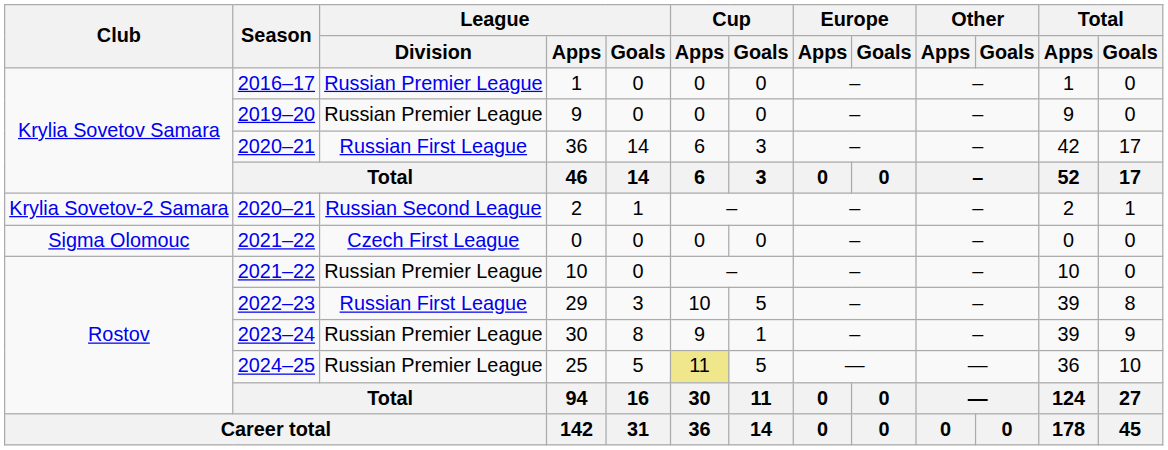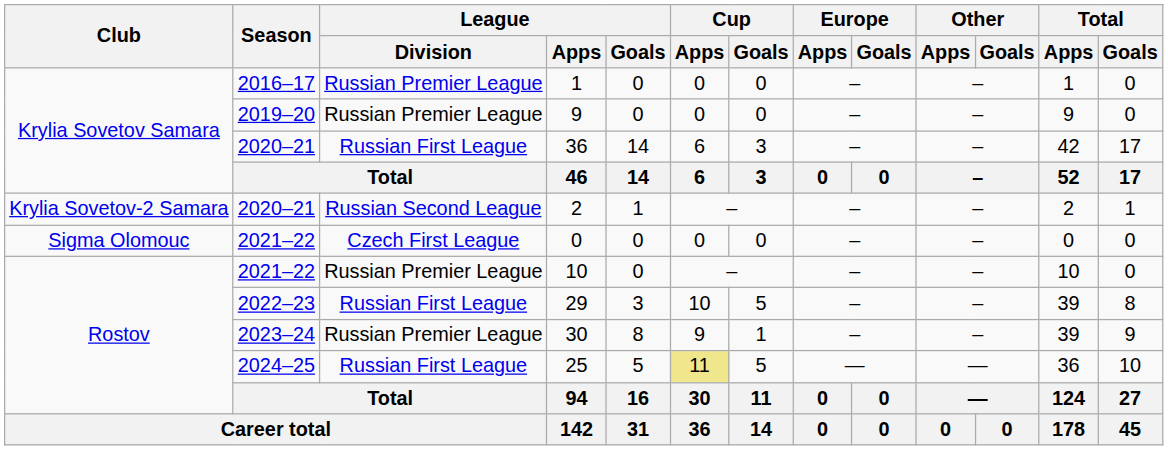(433, 366) Russian Premier League -> (433, 366) Russian First League
